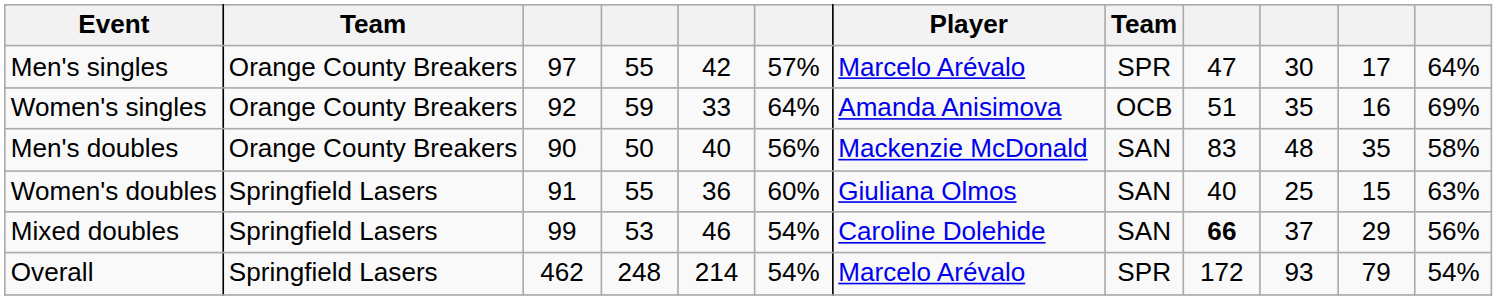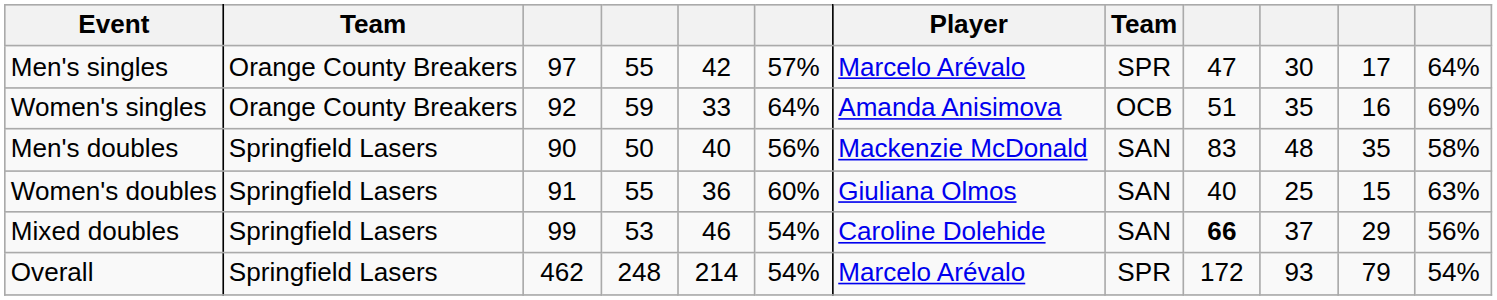(373, 149) Orange County Breakers -> (333, 149) Springfield Lasers
